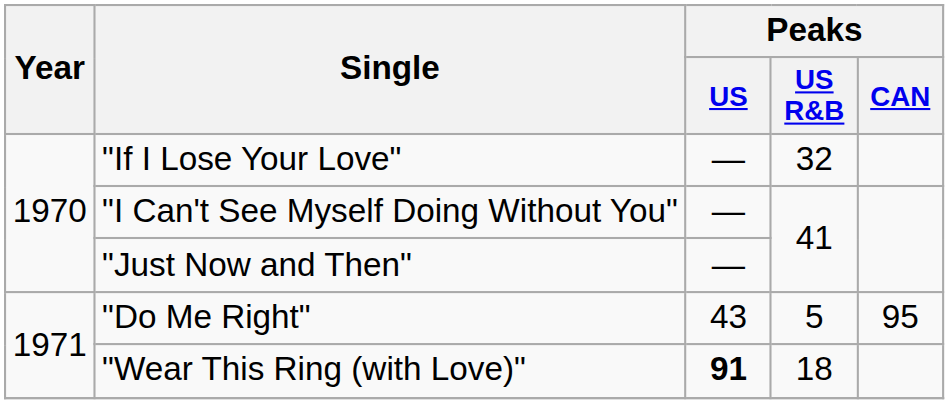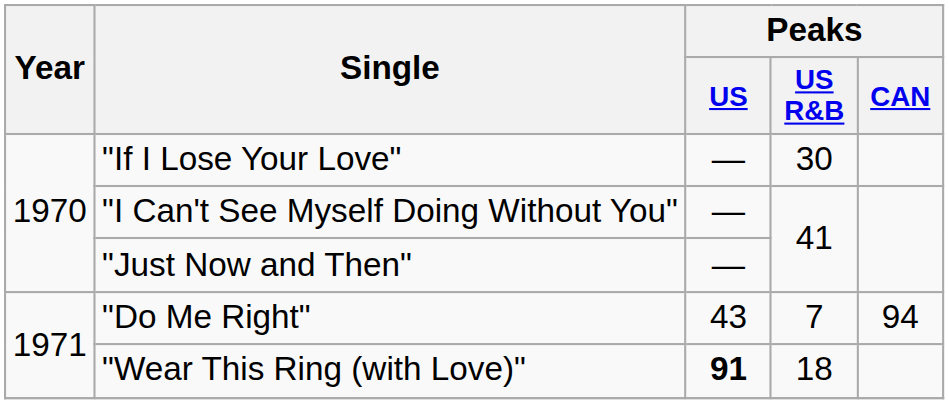(814, 159) 32 -> (814, 159) 30
(814, 317) 5 -> (814, 317) 7
(900, 317) 95 -> (900, 317) 94
